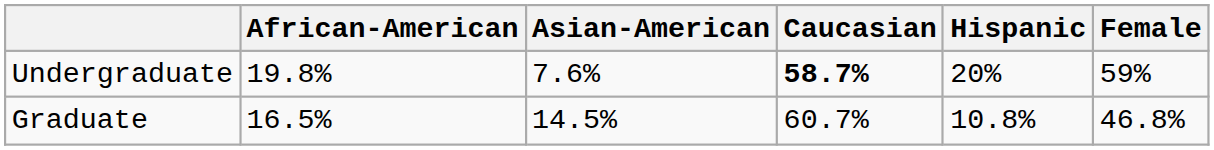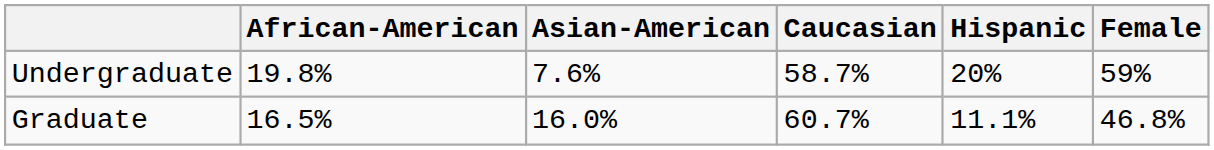(826, 74) bold -> (826, 74) normal
(575, 121) 14.5% -> (575, 121) 16.0%
(993, 121) 10.8% -> (993, 121) 11.1%
